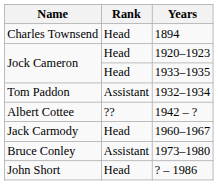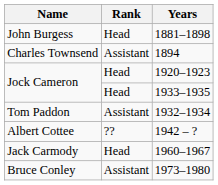+ row: (182, 33)
(117, 33) Head -> (126, 53) Assistant
- row: (176, 170)
